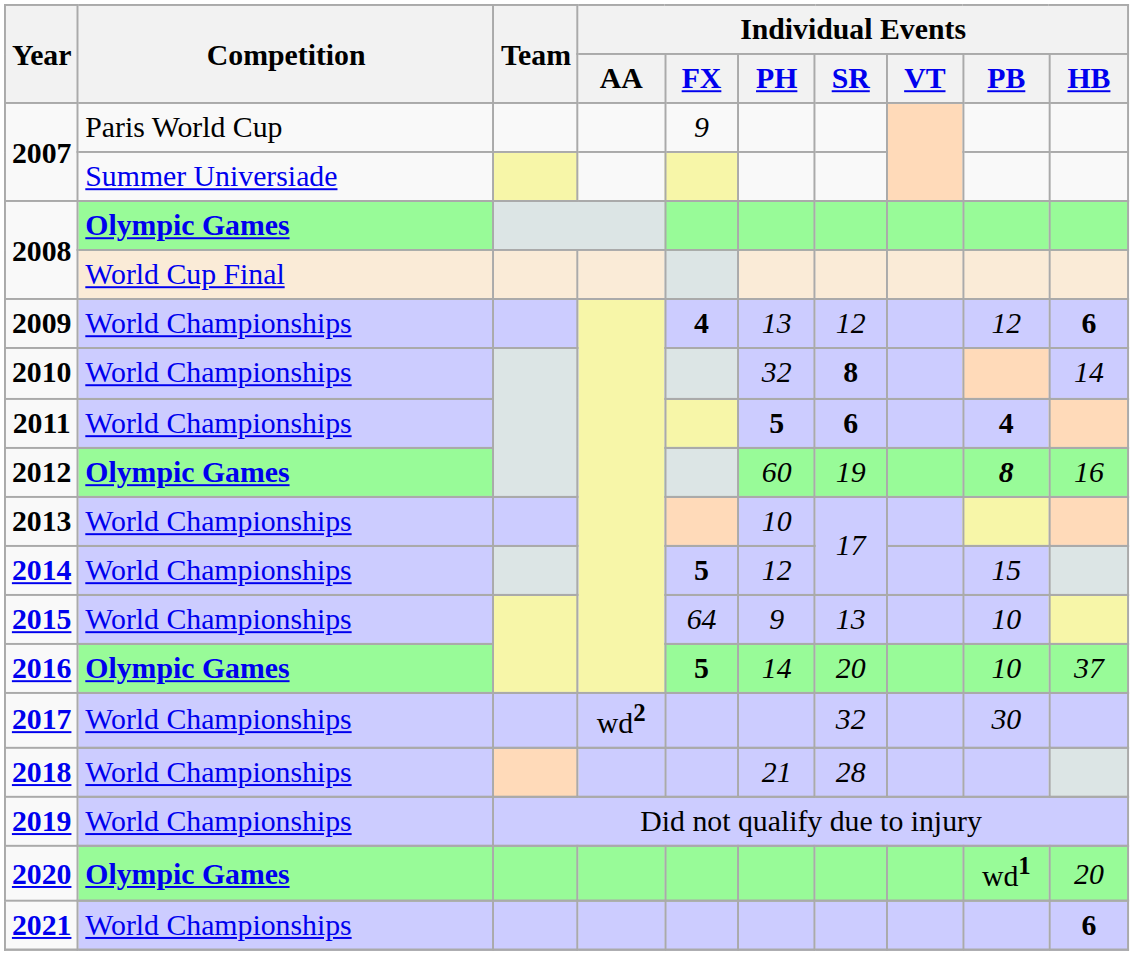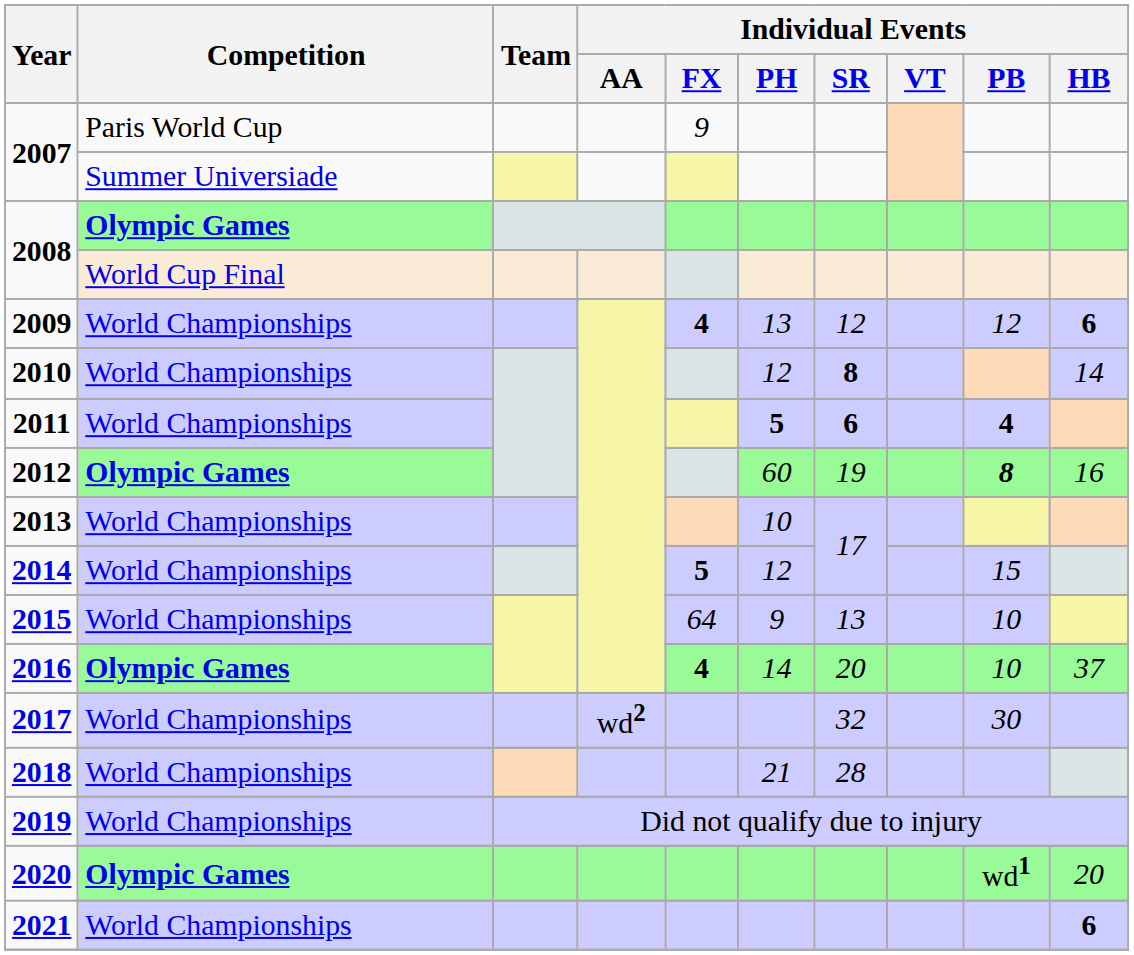(777, 373) 32 -> (777, 373) 12
(702, 667) 5 -> (702, 667) 4
